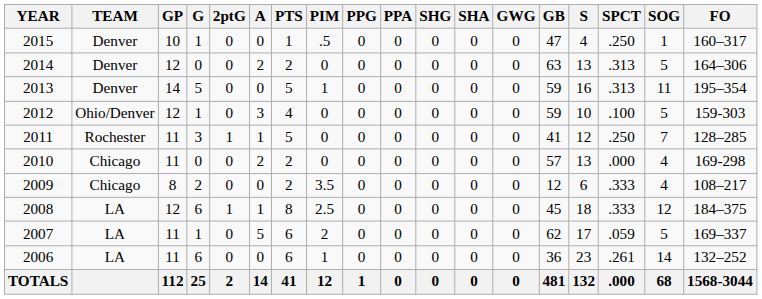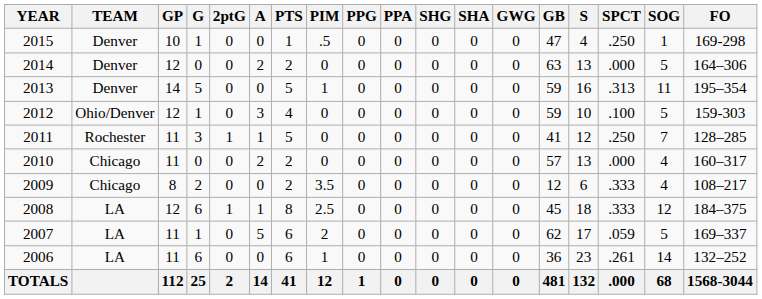(720, 40) 160–317 -> (720, 40) 169-298
(622, 64) .313 -> (622, 64) .000
(720, 161) 169-298 -> (720, 161) 160–317
